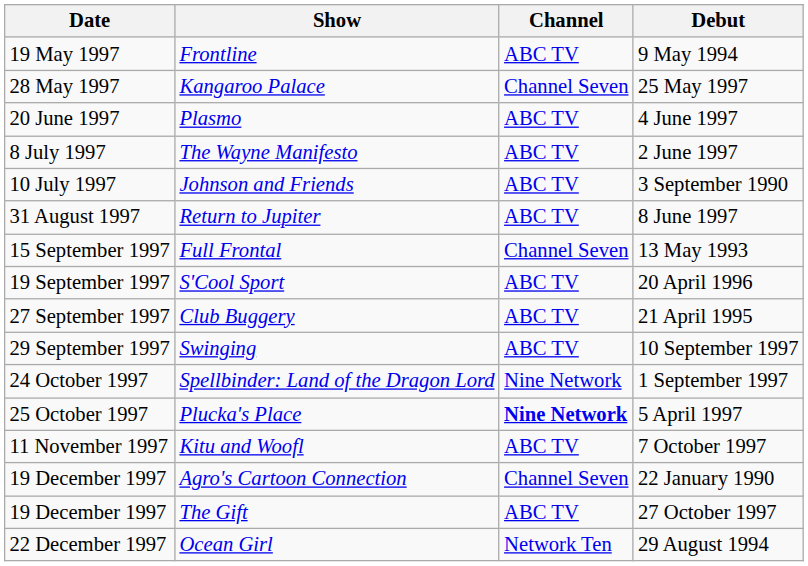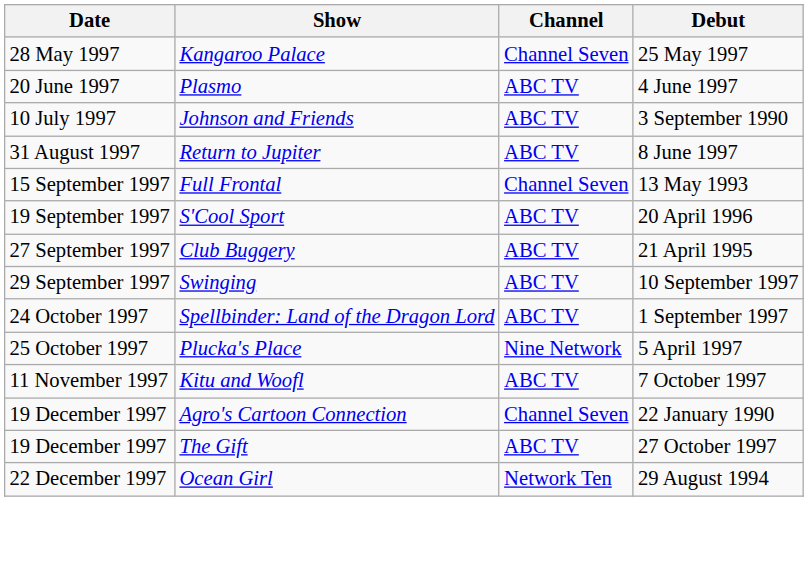- row: (218, 53)
- row: (268, 151)
(563, 380) Nine Network -> (541, 315) ABC TV
(566, 413) bold -> (563, 348) normal
